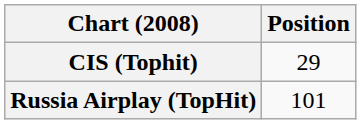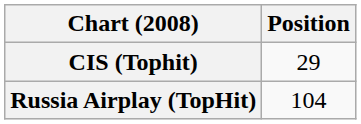(309, 99) 101 -> (309, 99) 104
